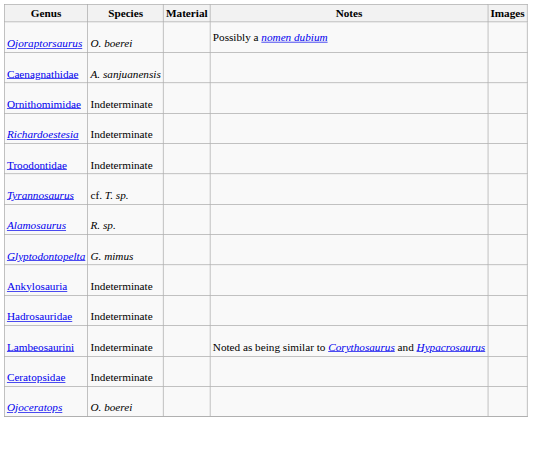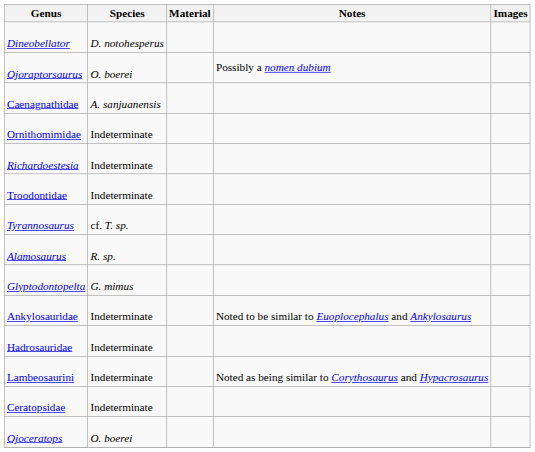+ row: (38, 43)
+ row: (42, 317)
- row: (37, 286)
